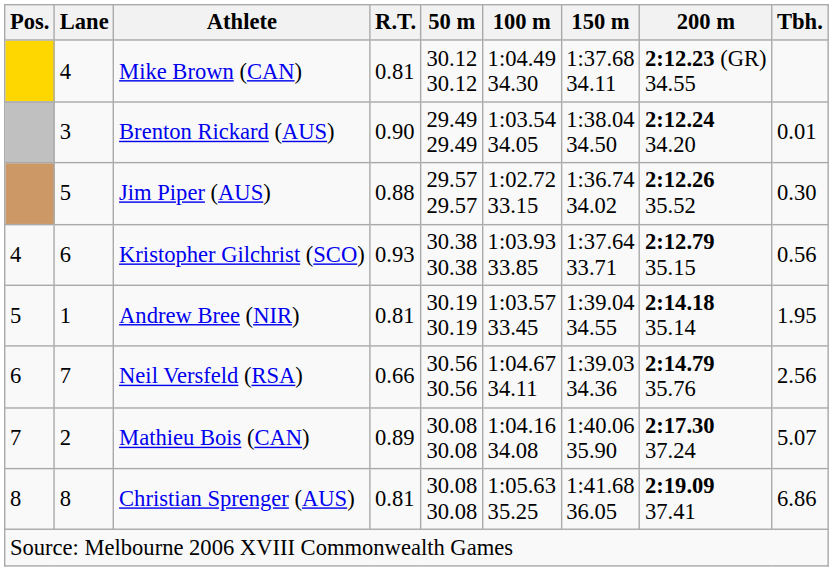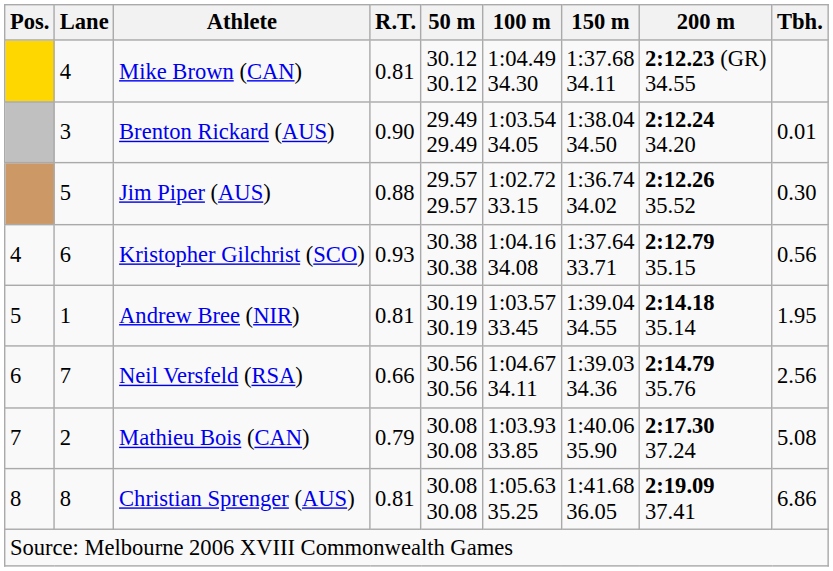(522, 254) 1:03.93 33.85 -> (522, 254) 1:04.16 34.08
(395, 437) 0.89 -> (395, 437) 0.79
(522, 437) 1:04.16 34.08 -> (522, 437) 1:03.93 33.85
(797, 437) 5.07 -> (797, 437) 5.08
